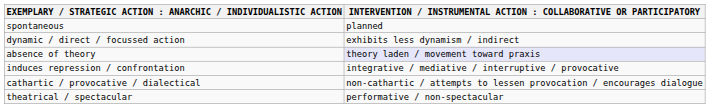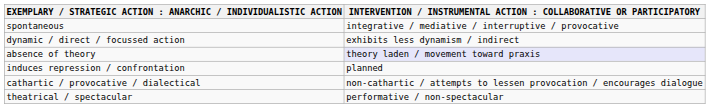(365, 26) planned -> (483, 26) integrative / mediative / interruptive / provocative
(483, 68) integrative / mediative / interruptive / provocative -> (365, 68) planned
